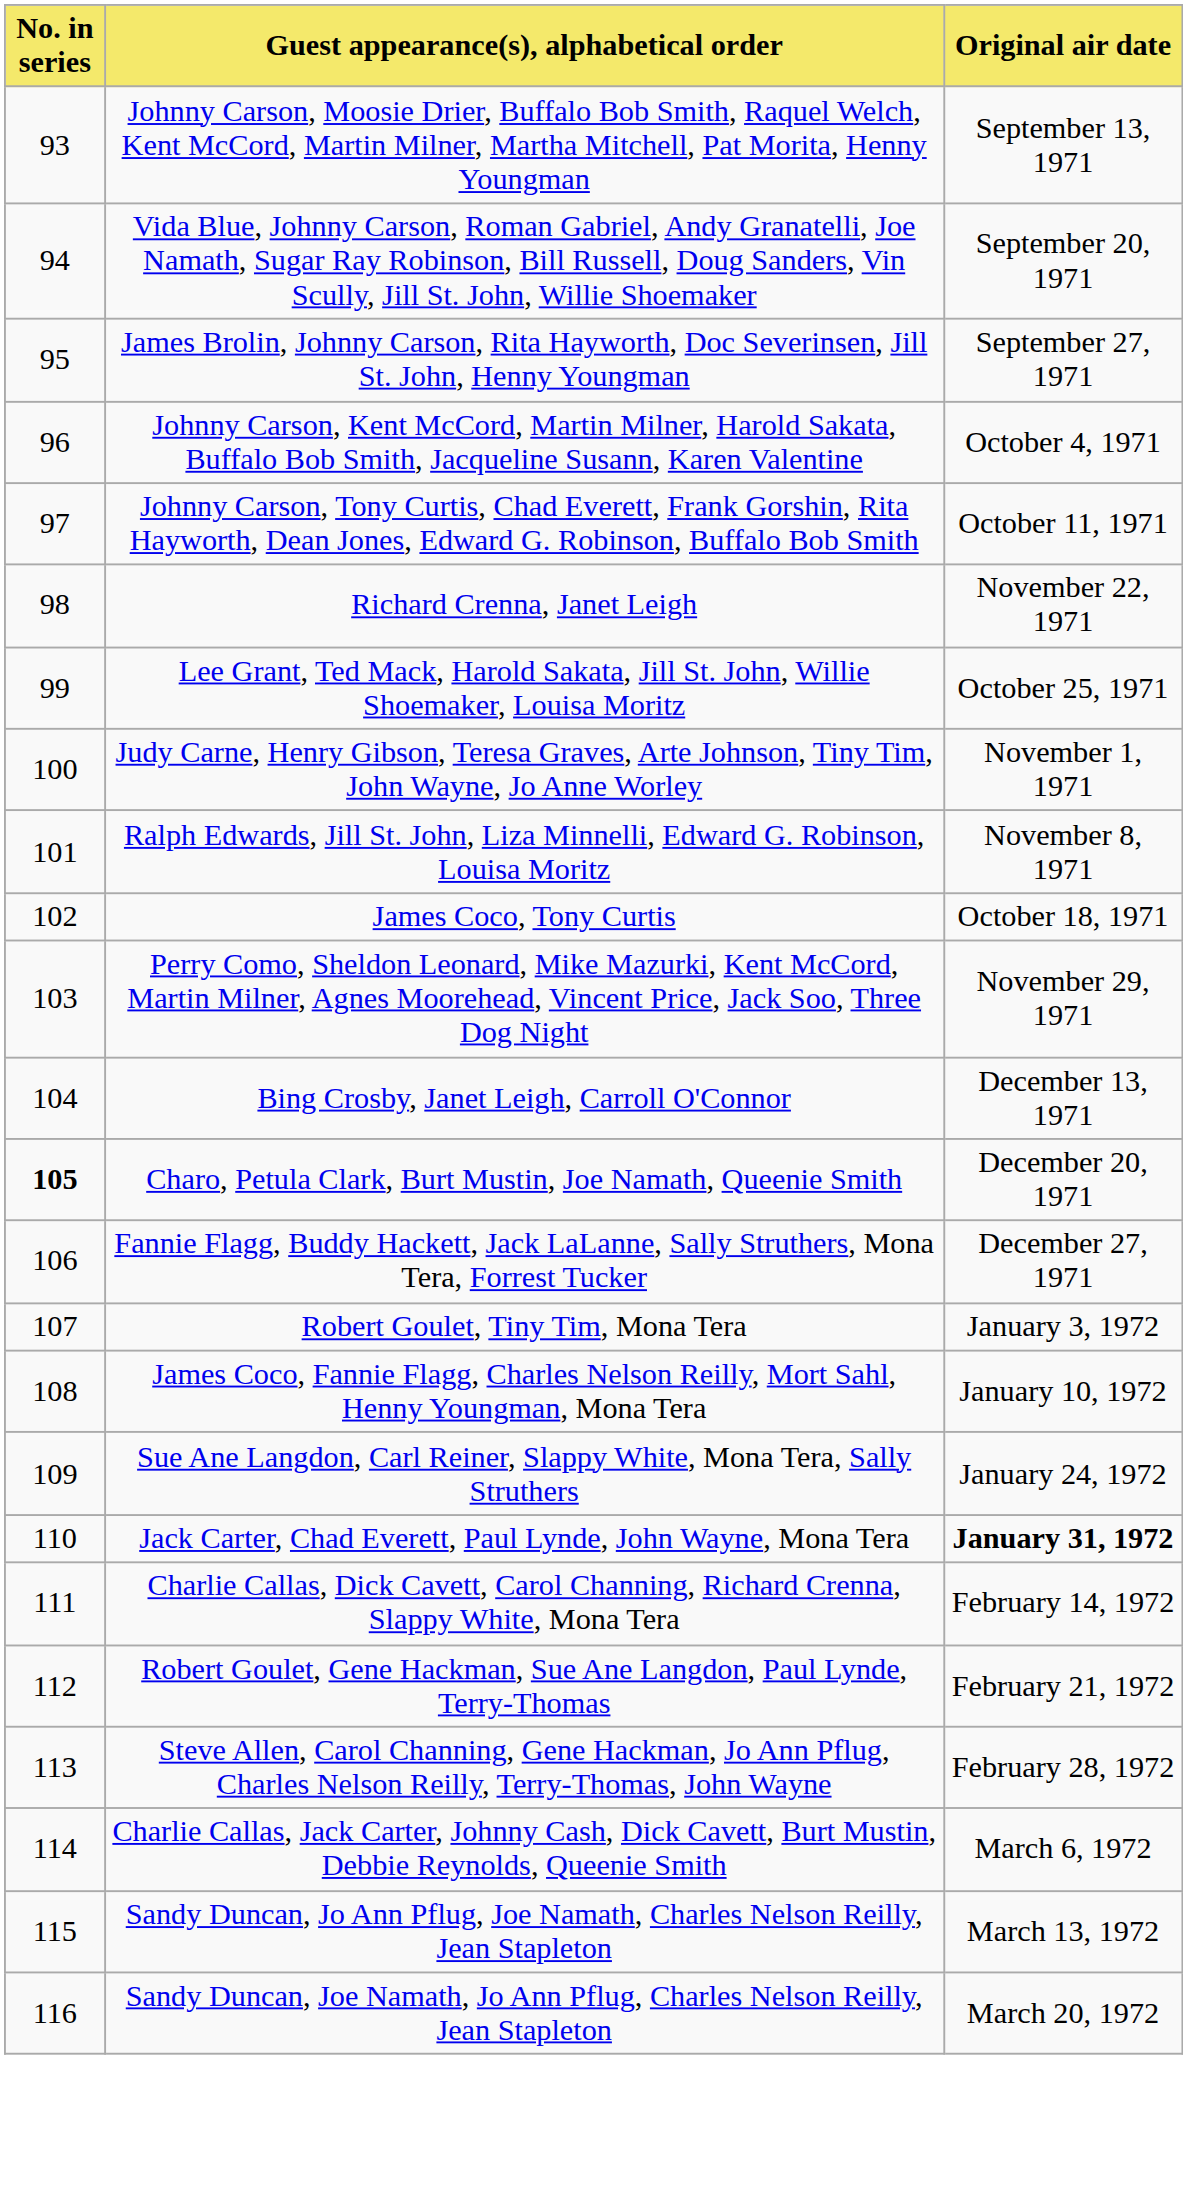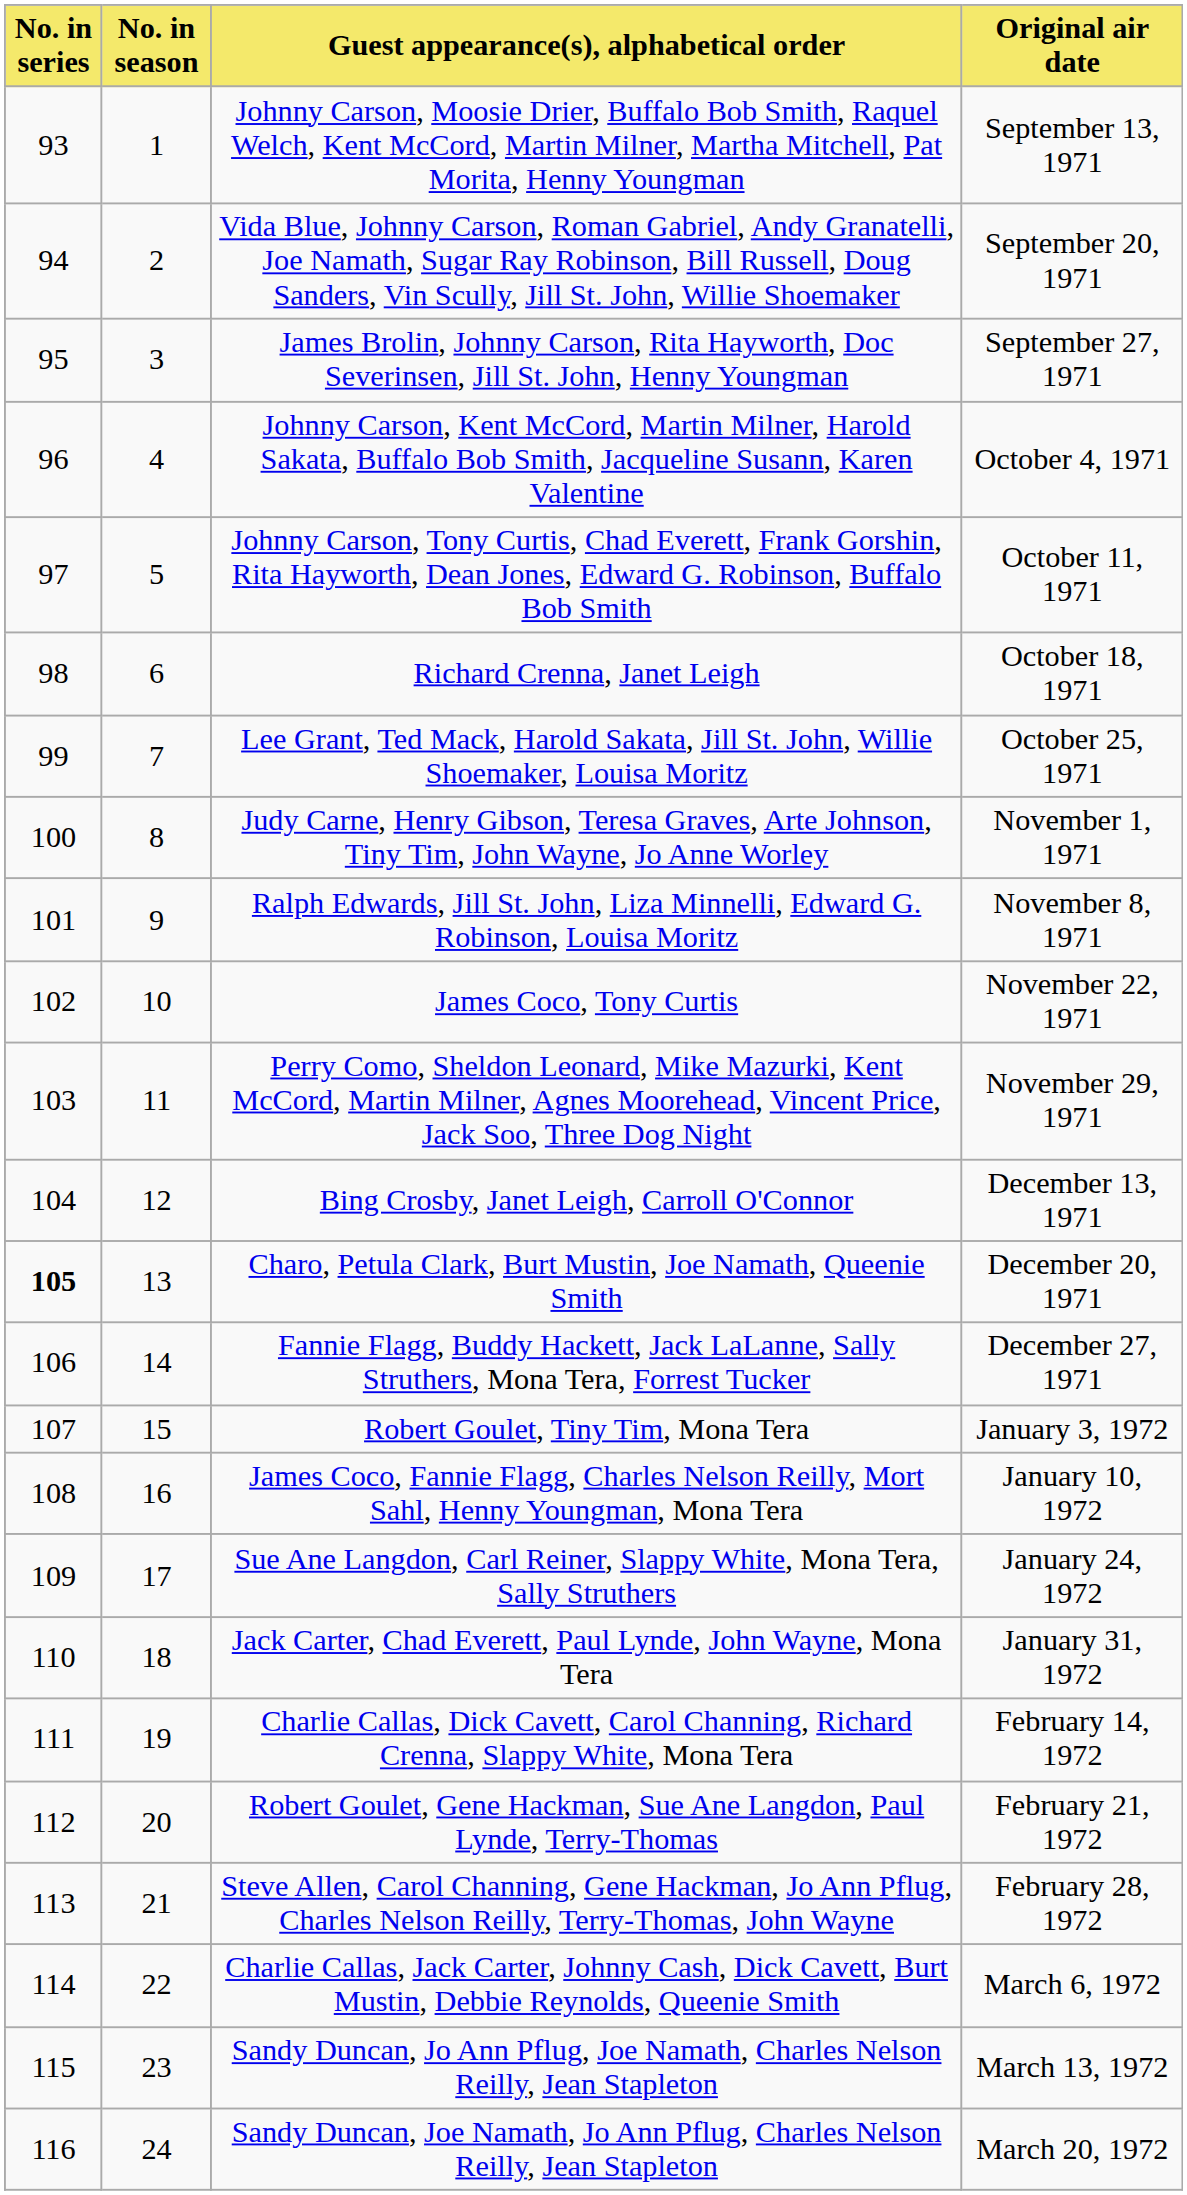+ column: (157, 45)
(1063, 605) November 22, 1971 -> (1072, 673) October 18, 1971
(1063, 916) October 18, 1971 -> (1072, 1001) November 22, 1971
(1063, 1538) bold -> (1072, 1657) normal
